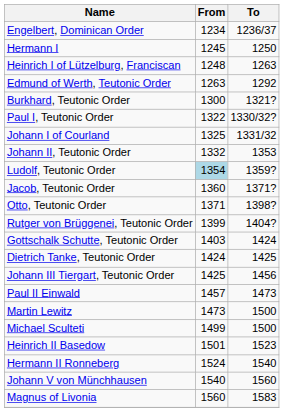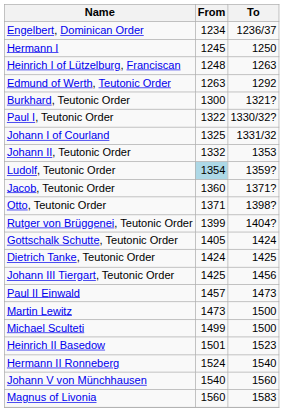(213, 240) 1403 -> (213, 240) 1405
